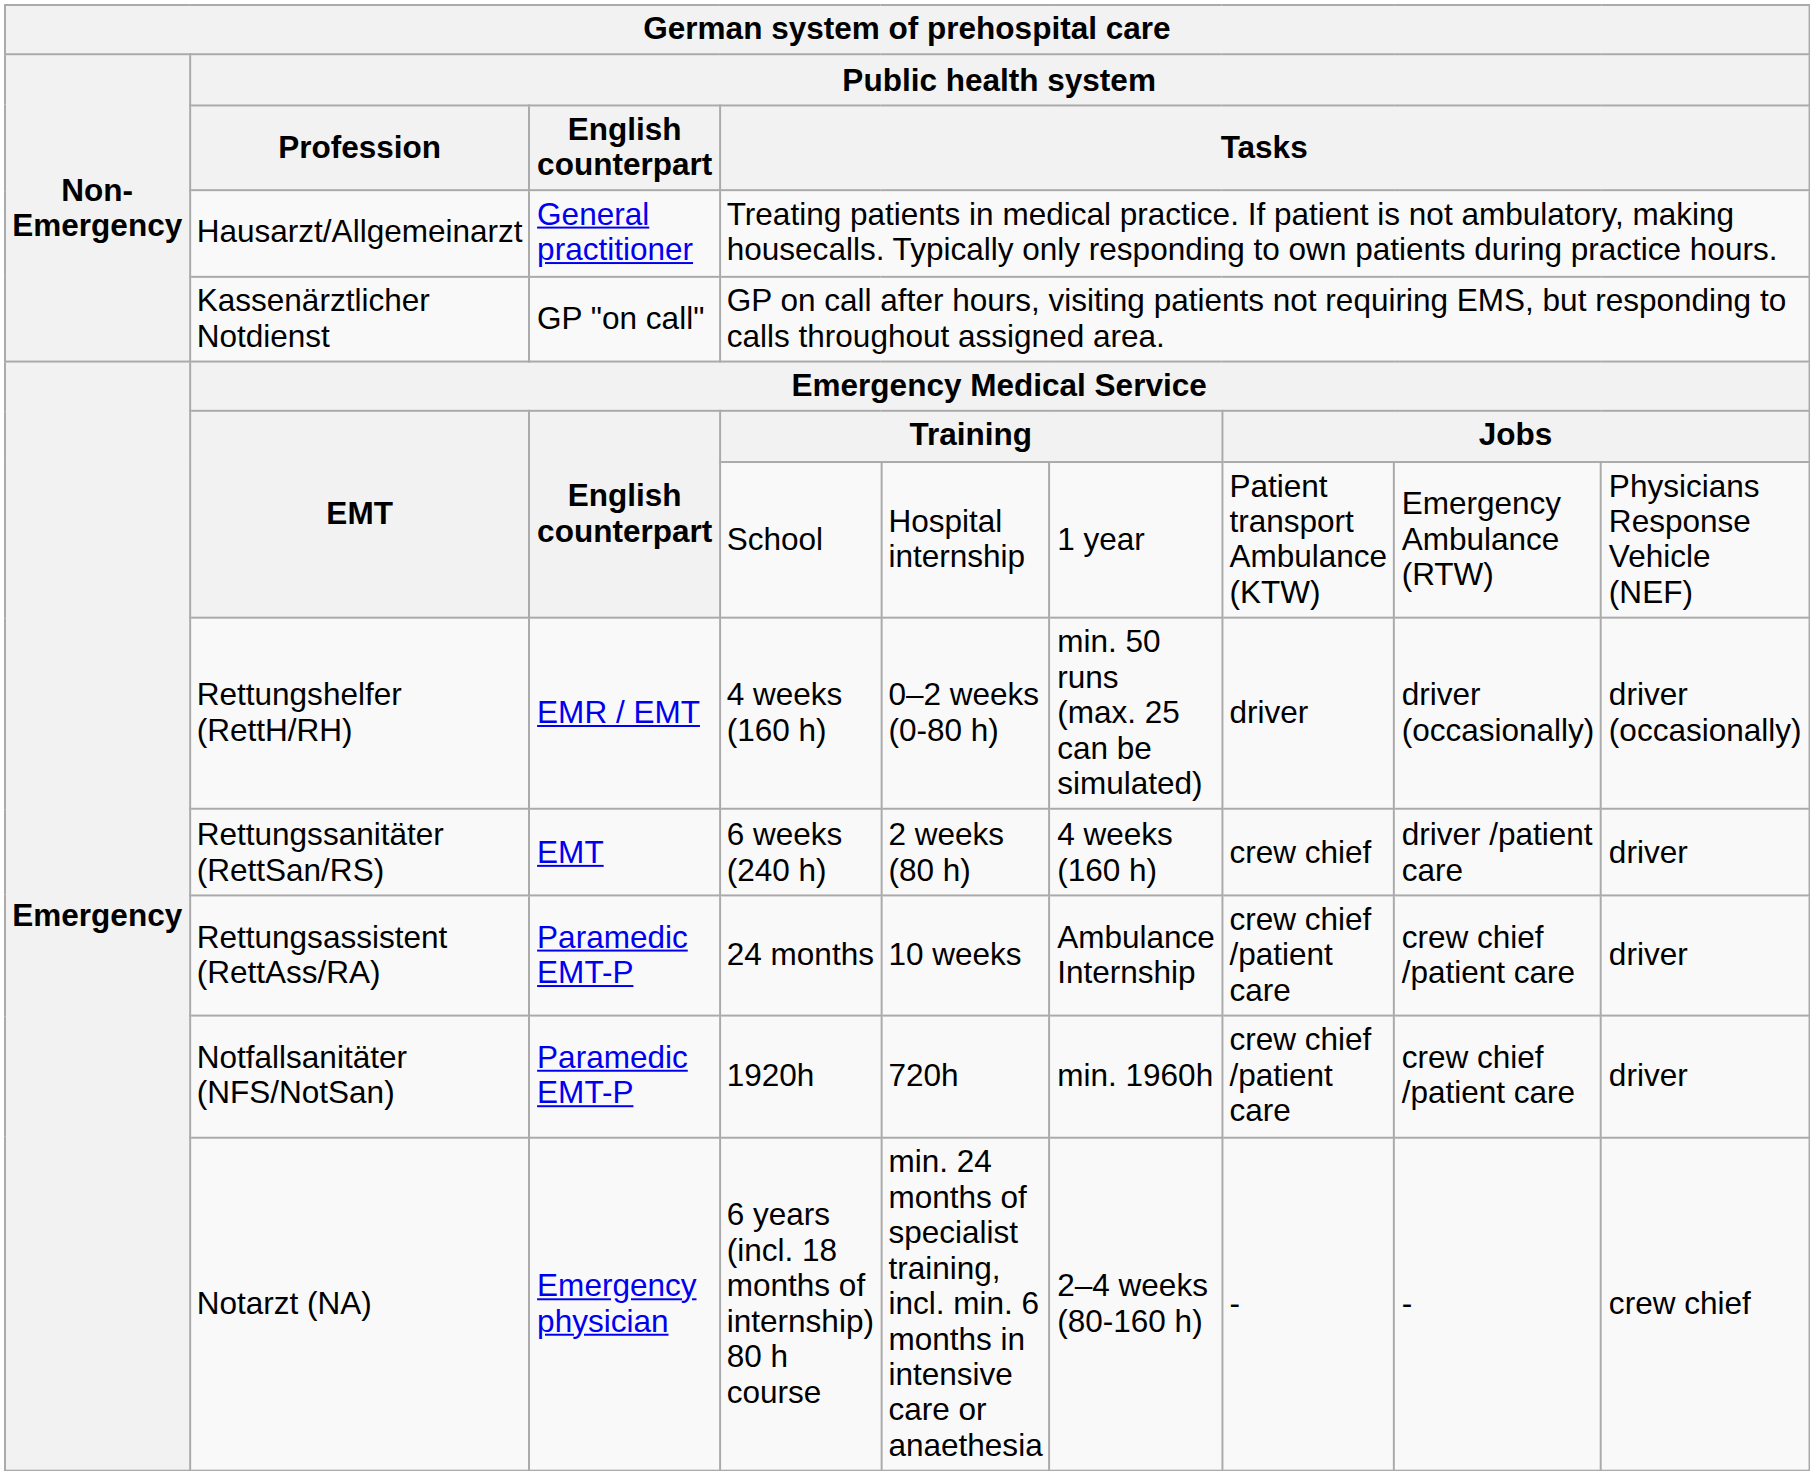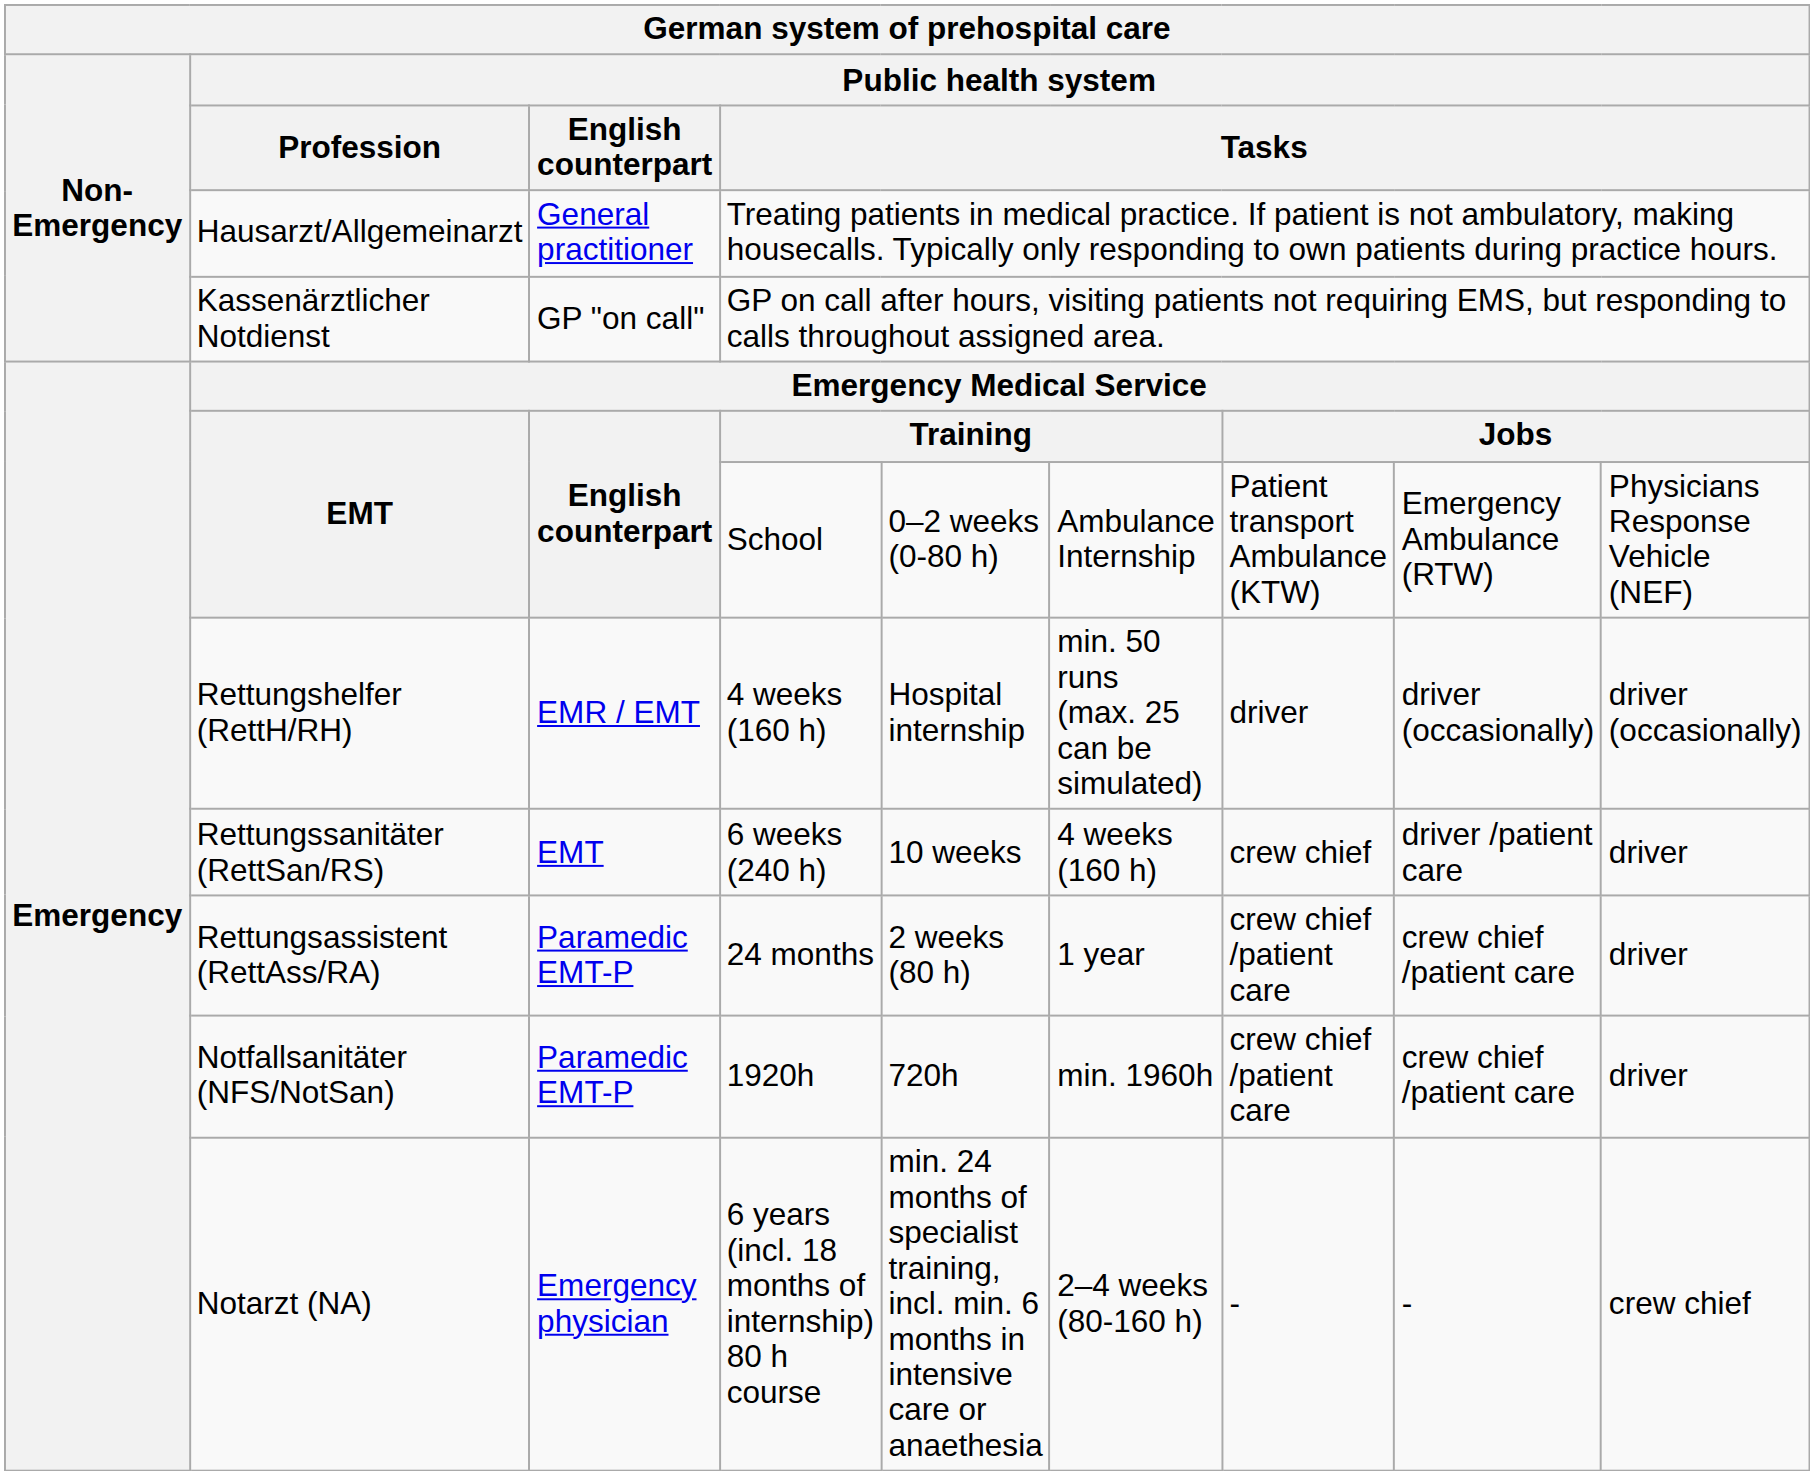(957, 538) Hospital internship -> (964, 538) 0–2 weeks (0-80 h)
(1101, 538) 1 year -> (1136, 538) Ambulance Internship
(964, 713) 0–2 weeks (0-80 h) -> (957, 713) Hospital internship
(946, 851) 2 weeks (80 h) -> (955, 851) 10 weeks
(955, 954) 10 weeks -> (946, 954) 2 weeks (80 h)
(1136, 954) Ambulance Internship -> (1101, 954) 1 year
